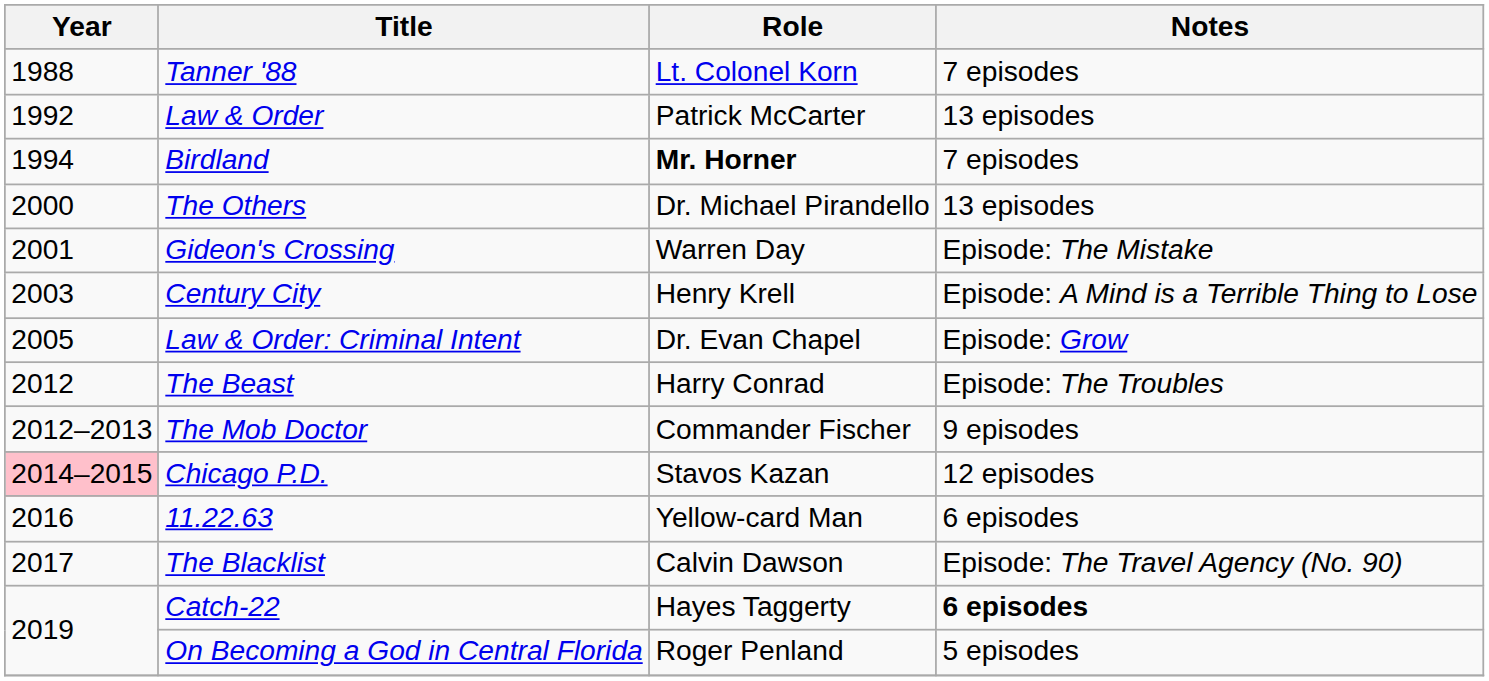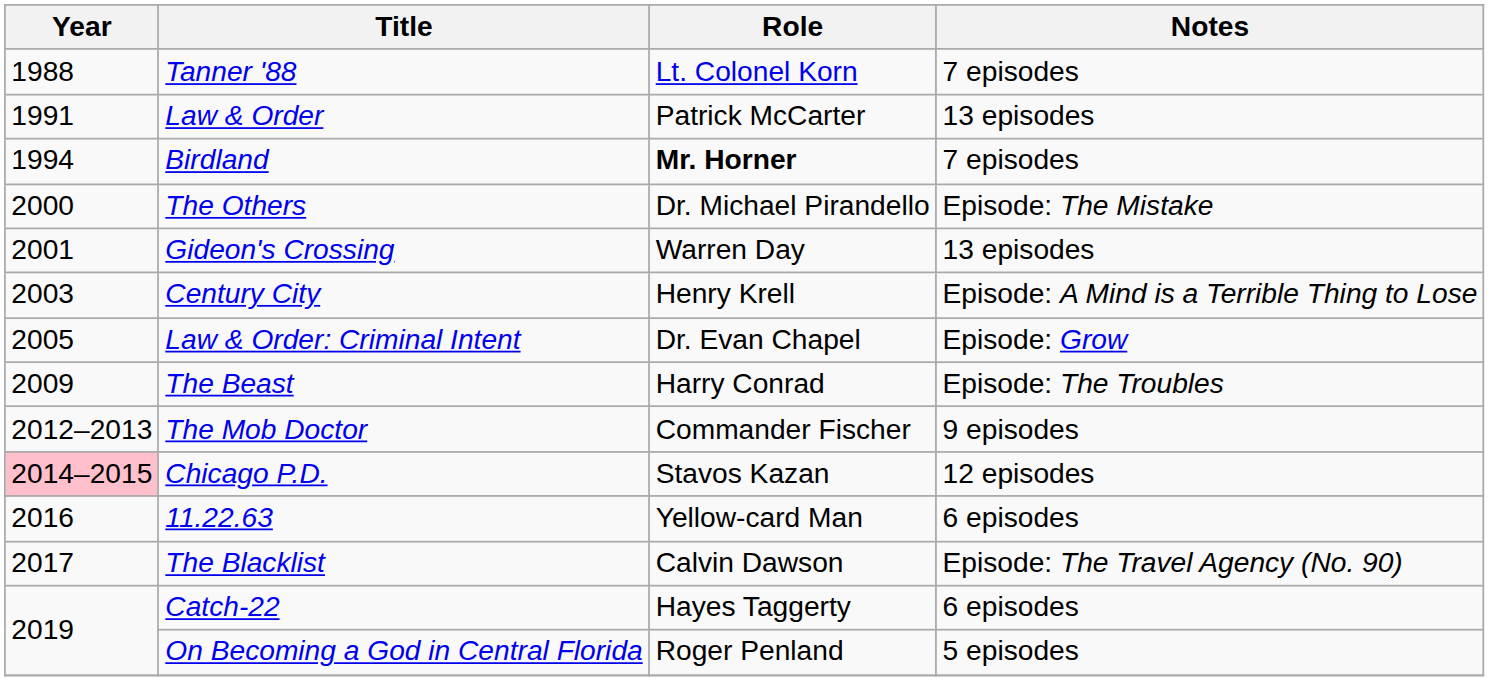(43, 116) 1992 -> (43, 116) 1991
(1019, 205) 13 episodes -> (1078, 205) Episode: The Mistake
(1078, 250) Episode: The Mistake -> (1019, 250) 13 episodes
(43, 384) 2012 -> (43, 384) 2009
(1015, 607) bold -> (1011, 607) normal
